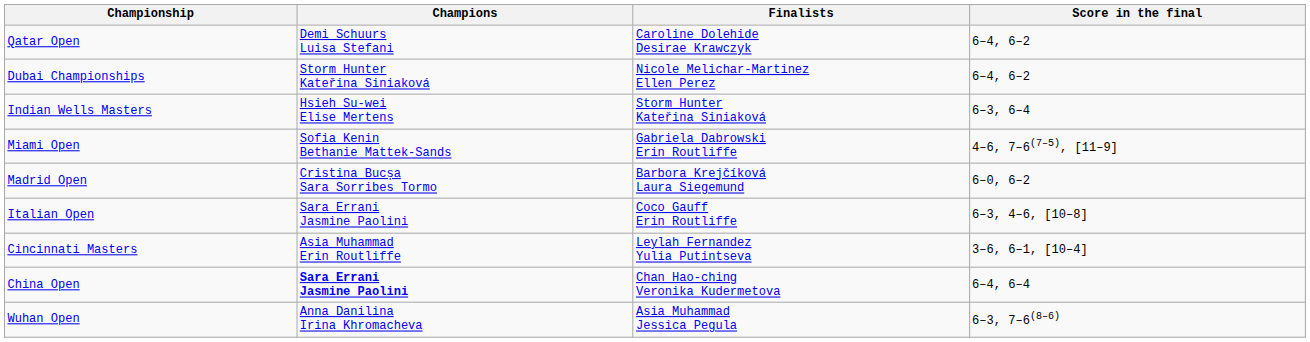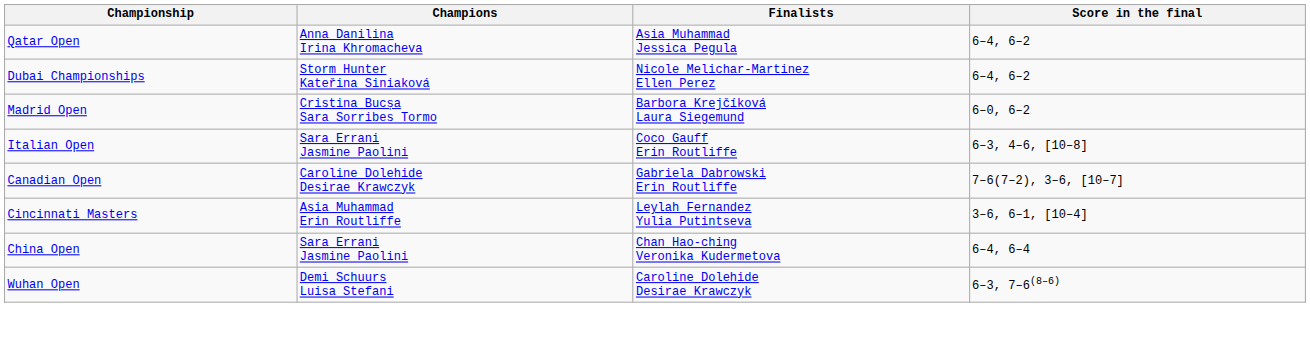(347, 42) Demi Schuurs Luisa Stefani -> (361, 42) Anna Danilina Irina Khromacheva
(697, 42) Caroline Dolehide Desirae Krawczyk -> (687, 42) Asia Muhammad Jessica Pegula
- row: (80, 111)
- row: (44, 146)
+ row: (54, 180)
(354, 284) bold -> (354, 250) normal
(361, 319) Anna Danilina Irina Khromacheva -> (347, 284) Demi Schuurs Luisa Stefani
(687, 319) Asia Muhammad Jessica Pegula -> (697, 284) Caroline Dolehide Desirae Krawczyk
